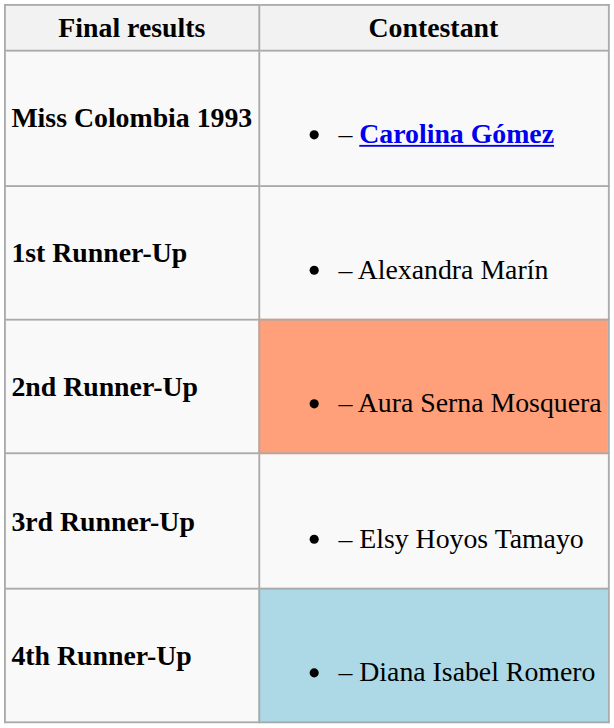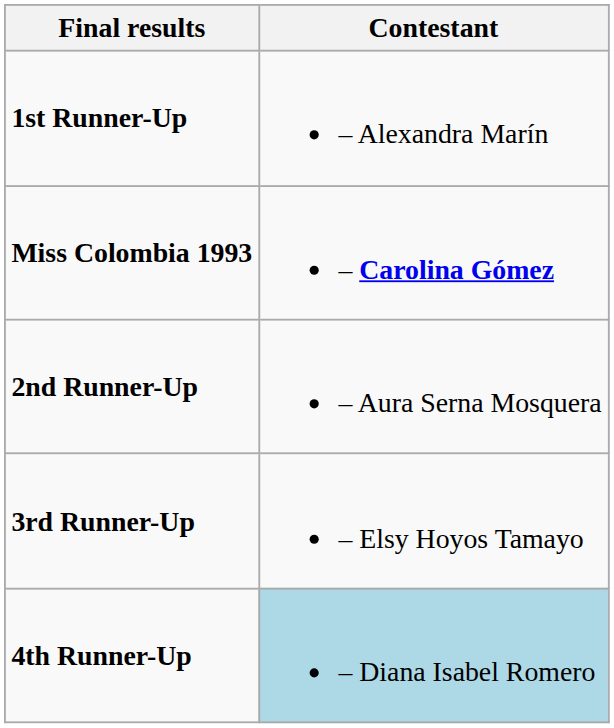rows swapped: (132, 117) <-> (99, 252)
(433, 403) lightsalmon background -> (433, 403) no background
